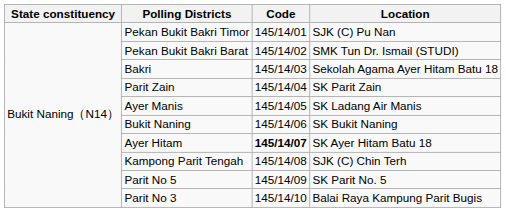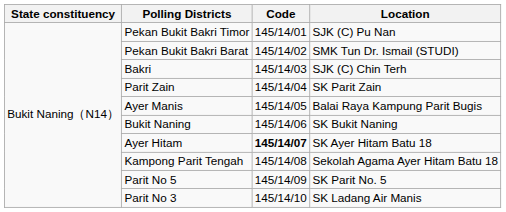(405, 69) Sekolah Agama Ayer Hitam Batu 18 -> (359, 69) SJK (C) Chin Terh
(367, 105) SK Ladang Air Manis -> (397, 105) Balai Raya Kampung Parit Bugis
(359, 161) SJK (C) Chin Terh -> (405, 161) Sekolah Agama Ayer Hitam Batu 18
(397, 198) Balai Raya Kampung Parit Bugis -> (367, 198) SK Ladang Air Manis
